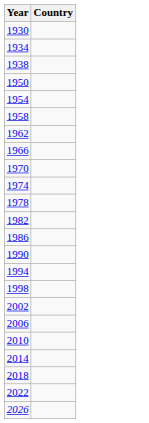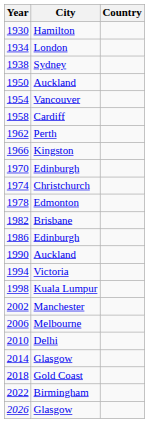+ column: (65, 13)
